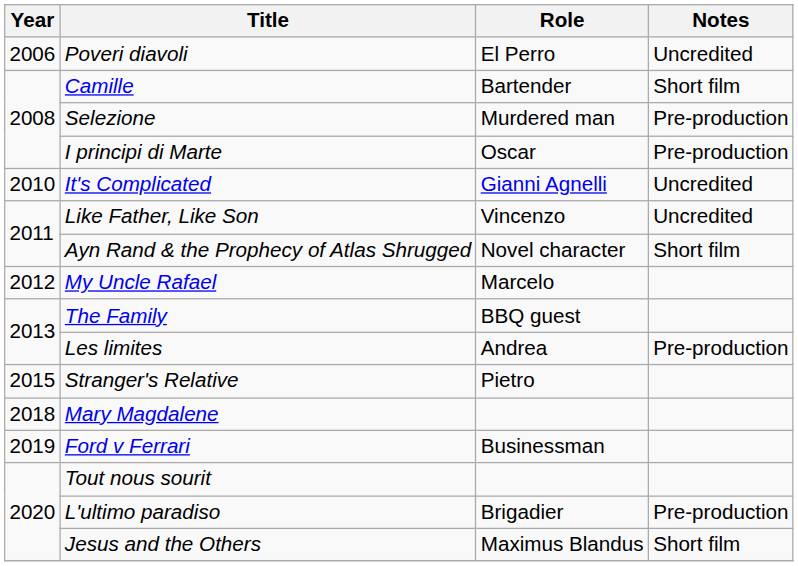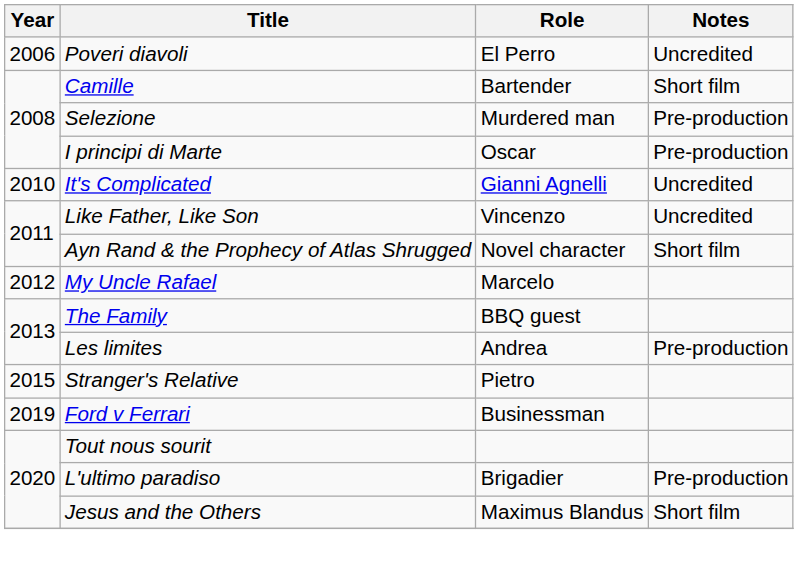- row: (142, 413)
